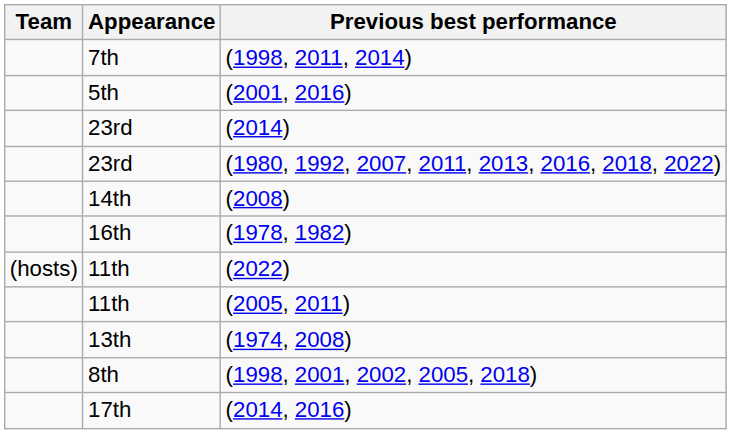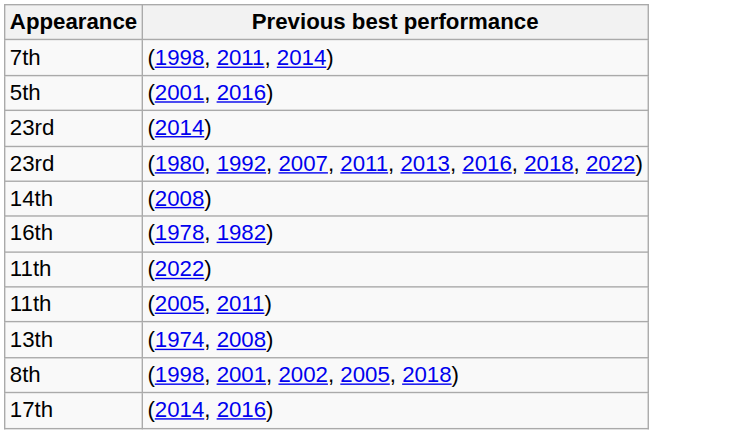- column: (44, 22)
